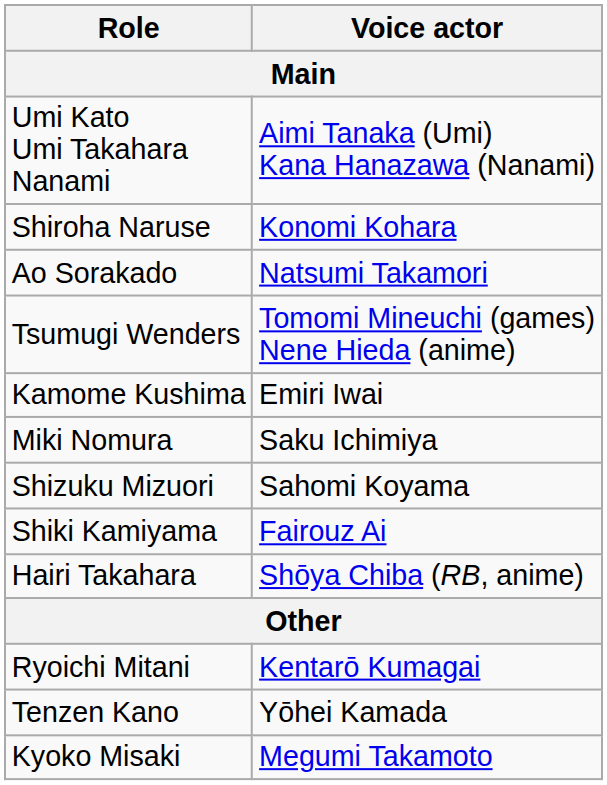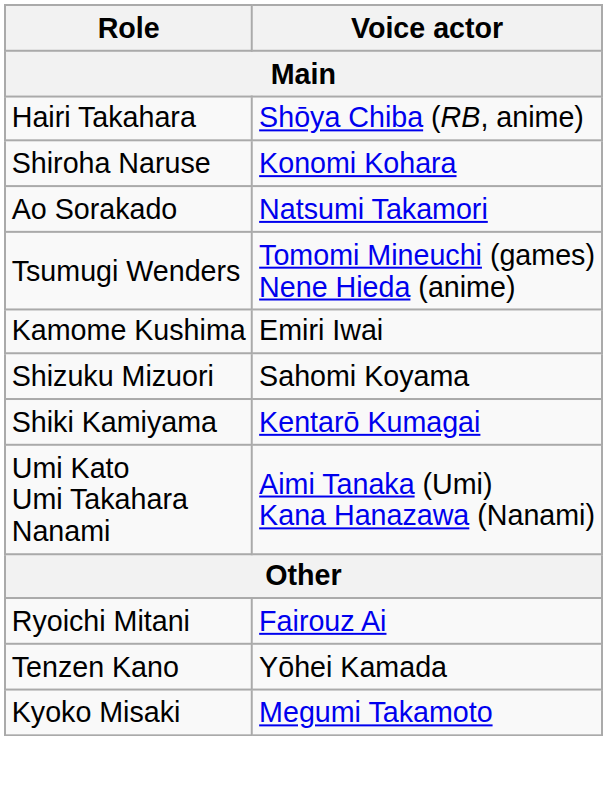rows swapped: (104, 576) <-> (100, 150)
- row: (92, 440)
(323, 531) Fairouz Ai -> (370, 422) Kentarō Kumagai
(370, 667) Kentarō Kumagai -> (323, 622) Fairouz Ai
